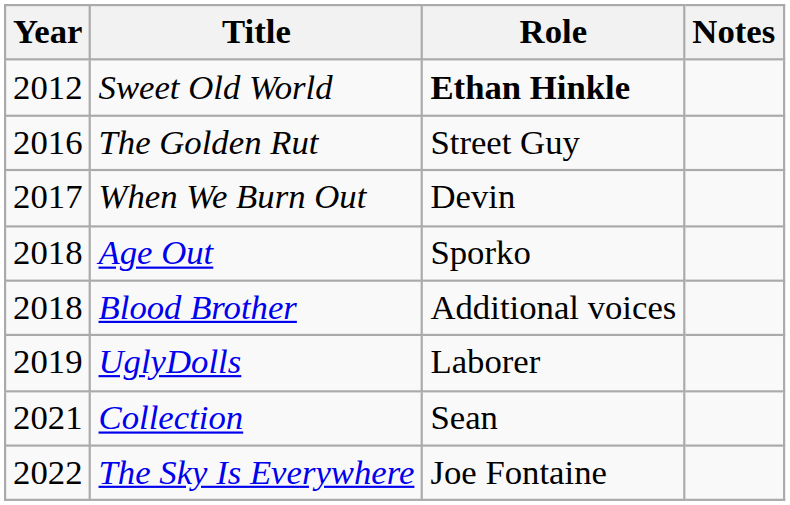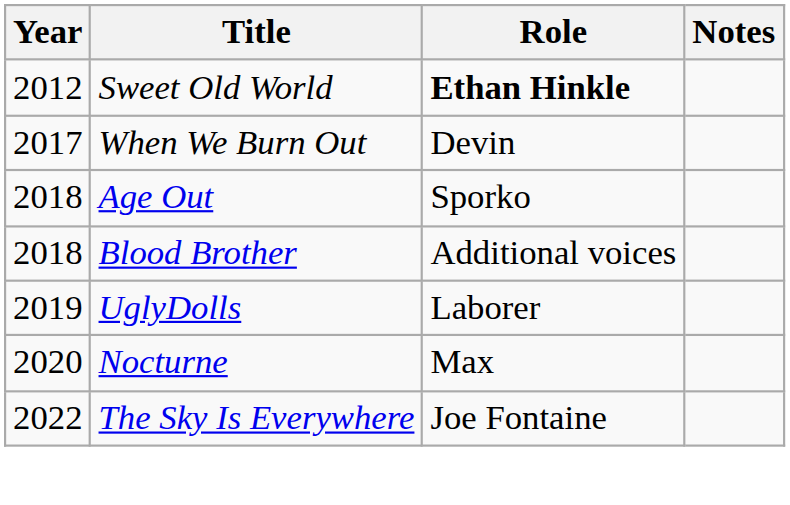- row: (208, 142)
+ row: (163, 362)
- row: (171, 417)
